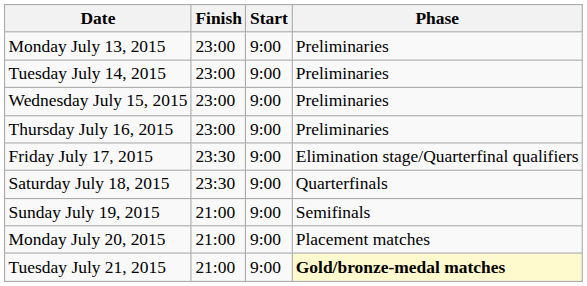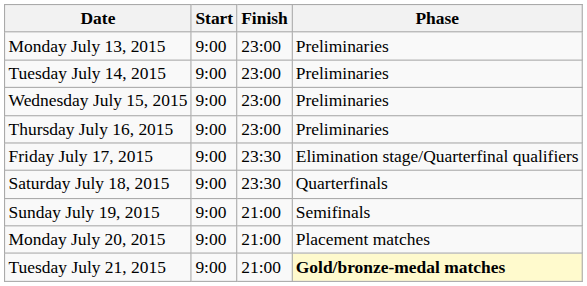columns swapped: (269, 18) <-> (219, 18)
